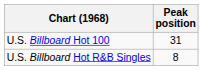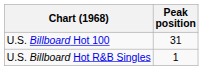(176, 57) 8 -> (176, 57) 1
